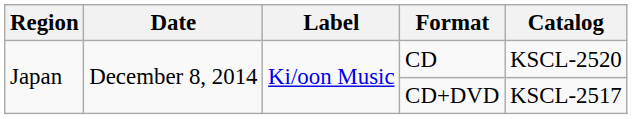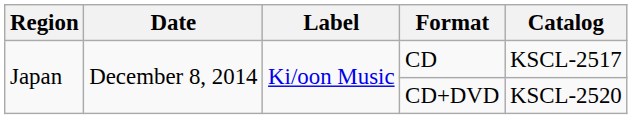(566, 58) KSCL-2520 -> (566, 58) KSCL-2517
(566, 95) KSCL-2517 -> (566, 95) KSCL-2520
